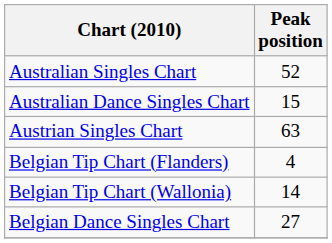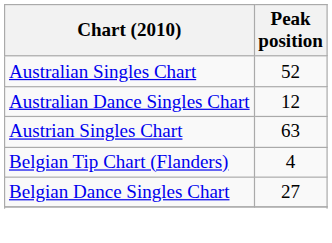(291, 101) 15 -> (291, 101) 12
- row: (120, 191)
